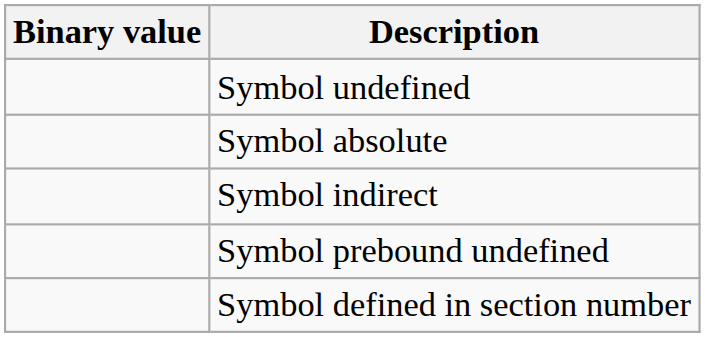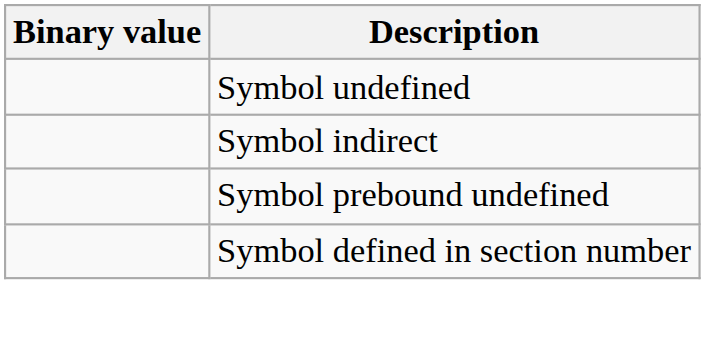- row: (332, 140)
